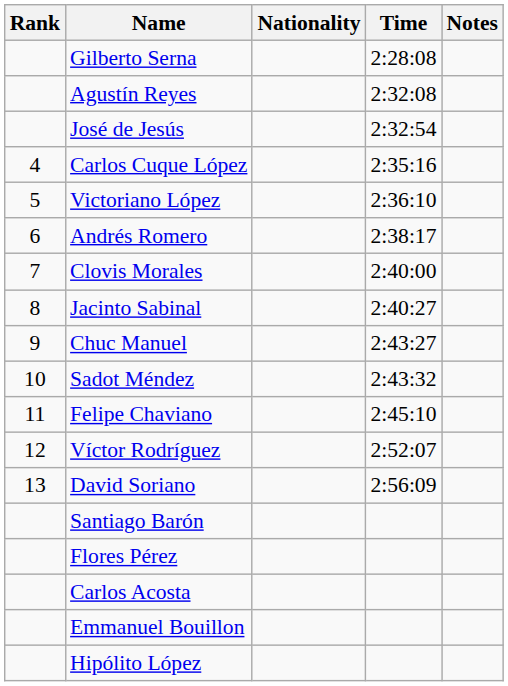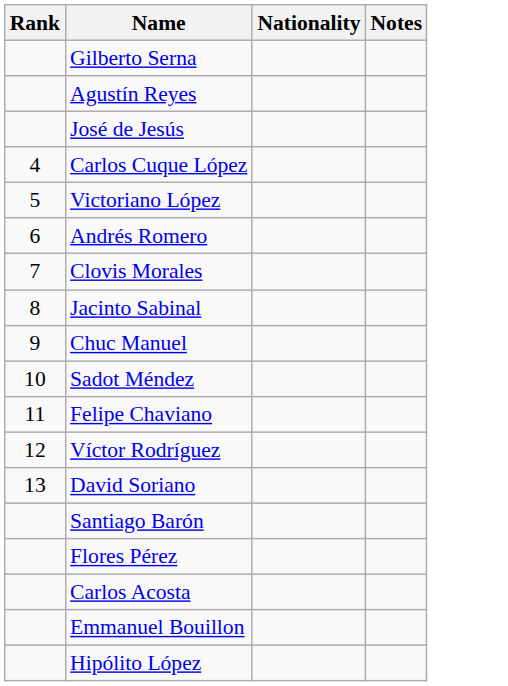- column: (403, 22)
